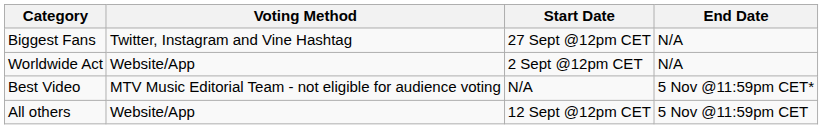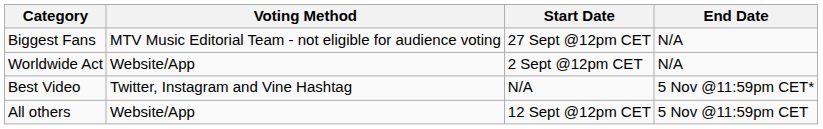(231, 40) Twitter, Instagram and Vine Hashtag -> (305, 40) MTV Music Editorial Team - not eligible for audience voting
(305, 87) MTV Music Editorial Team - not eligible for audience voting -> (231, 87) Twitter, Instagram and Vine Hashtag
